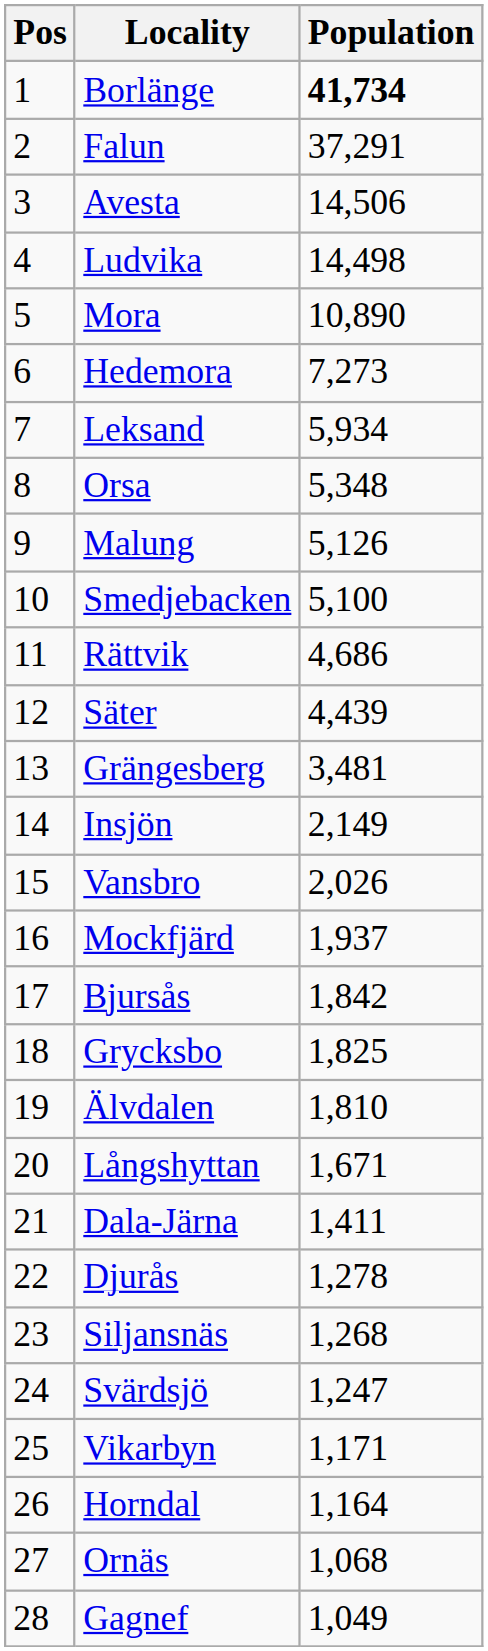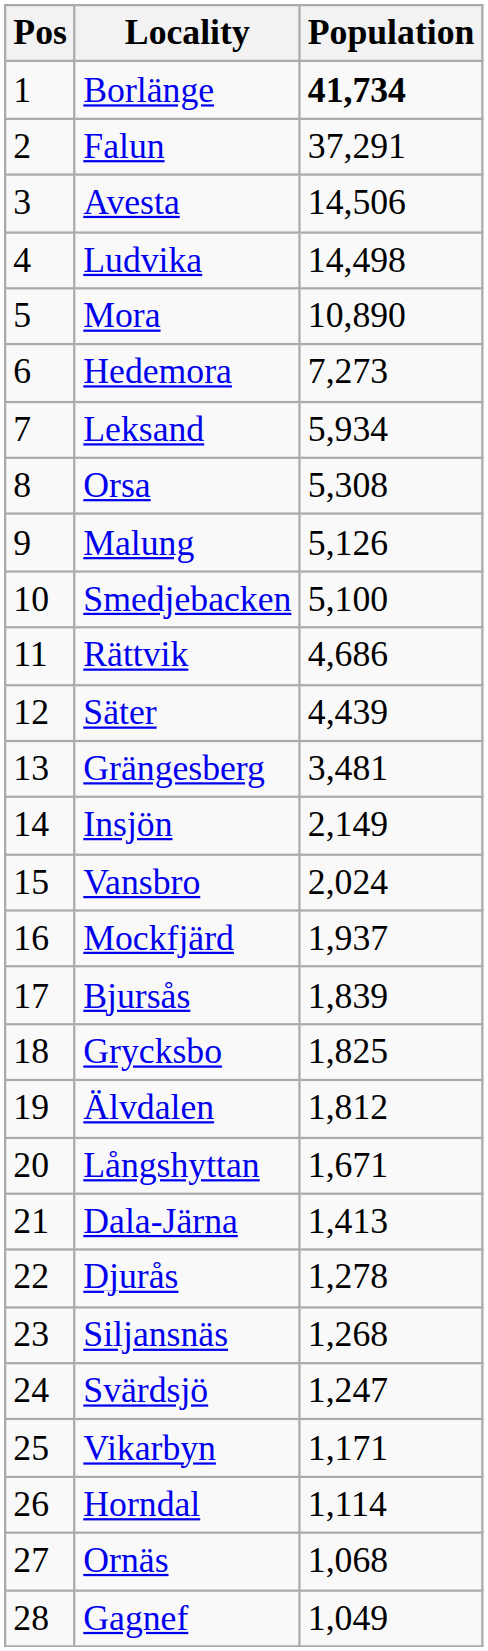(348, 485) 5,348 -> (348, 485) 5,308
(348, 881) 2,026 -> (348, 881) 2,024
(348, 994) 1,842 -> (348, 994) 1,839
(348, 1107) 1,810 -> (348, 1107) 1,812
(347, 1221) 1,411 -> (348, 1221) 1,413
(348, 1504) 1,164 -> (347, 1504) 1,114
